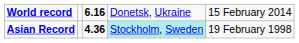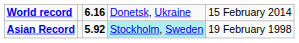(95, 29) 4.36 -> (95, 29) 5.92
